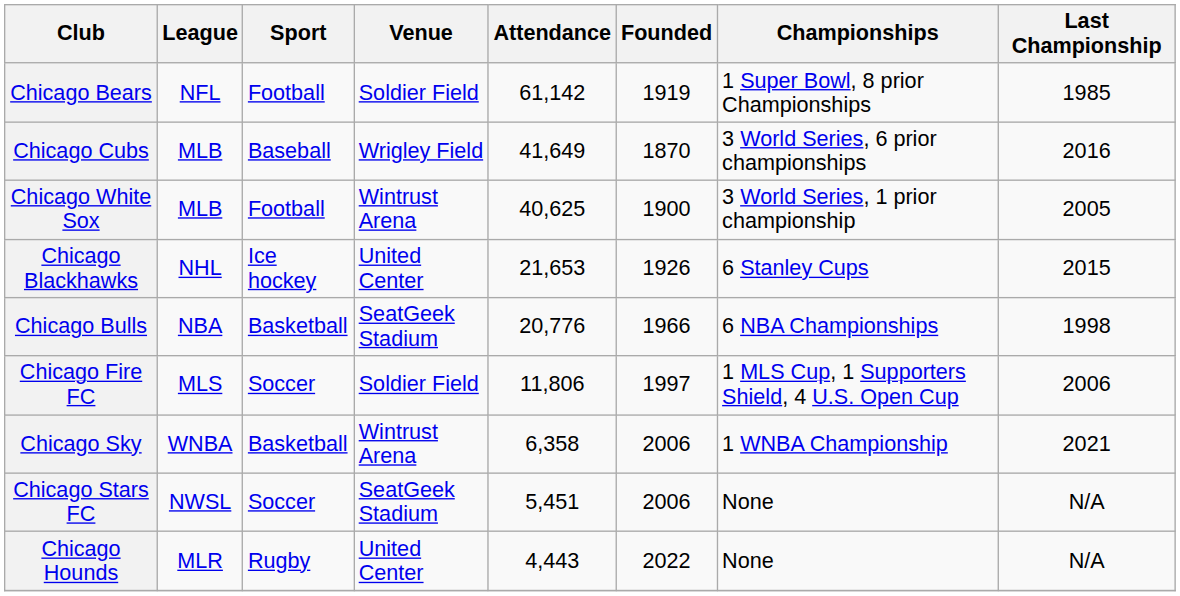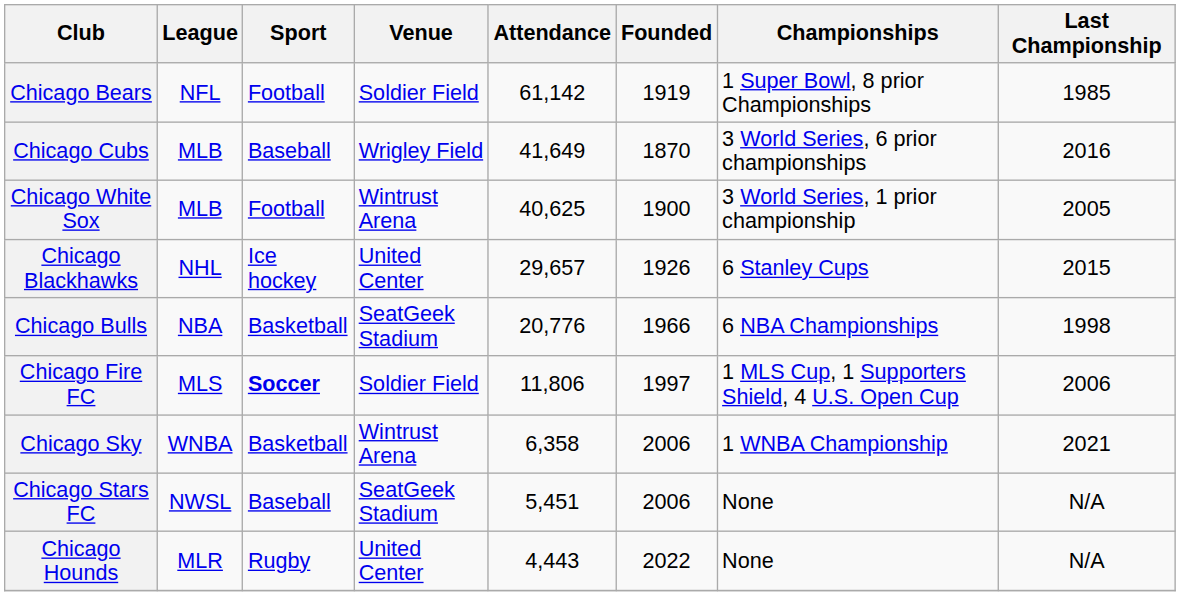(552, 268) 21,653 -> (552, 268) 29,657
(281, 385) normal -> (284, 385) bold
(281, 502) Soccer -> (289, 502) Baseball
